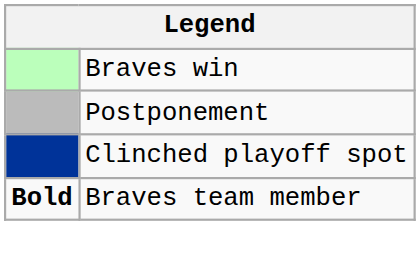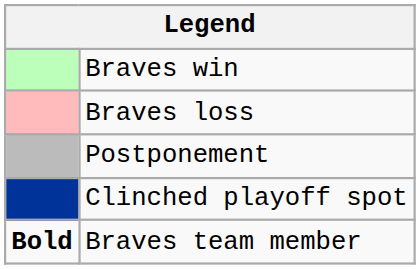+ row: (170, 112)
